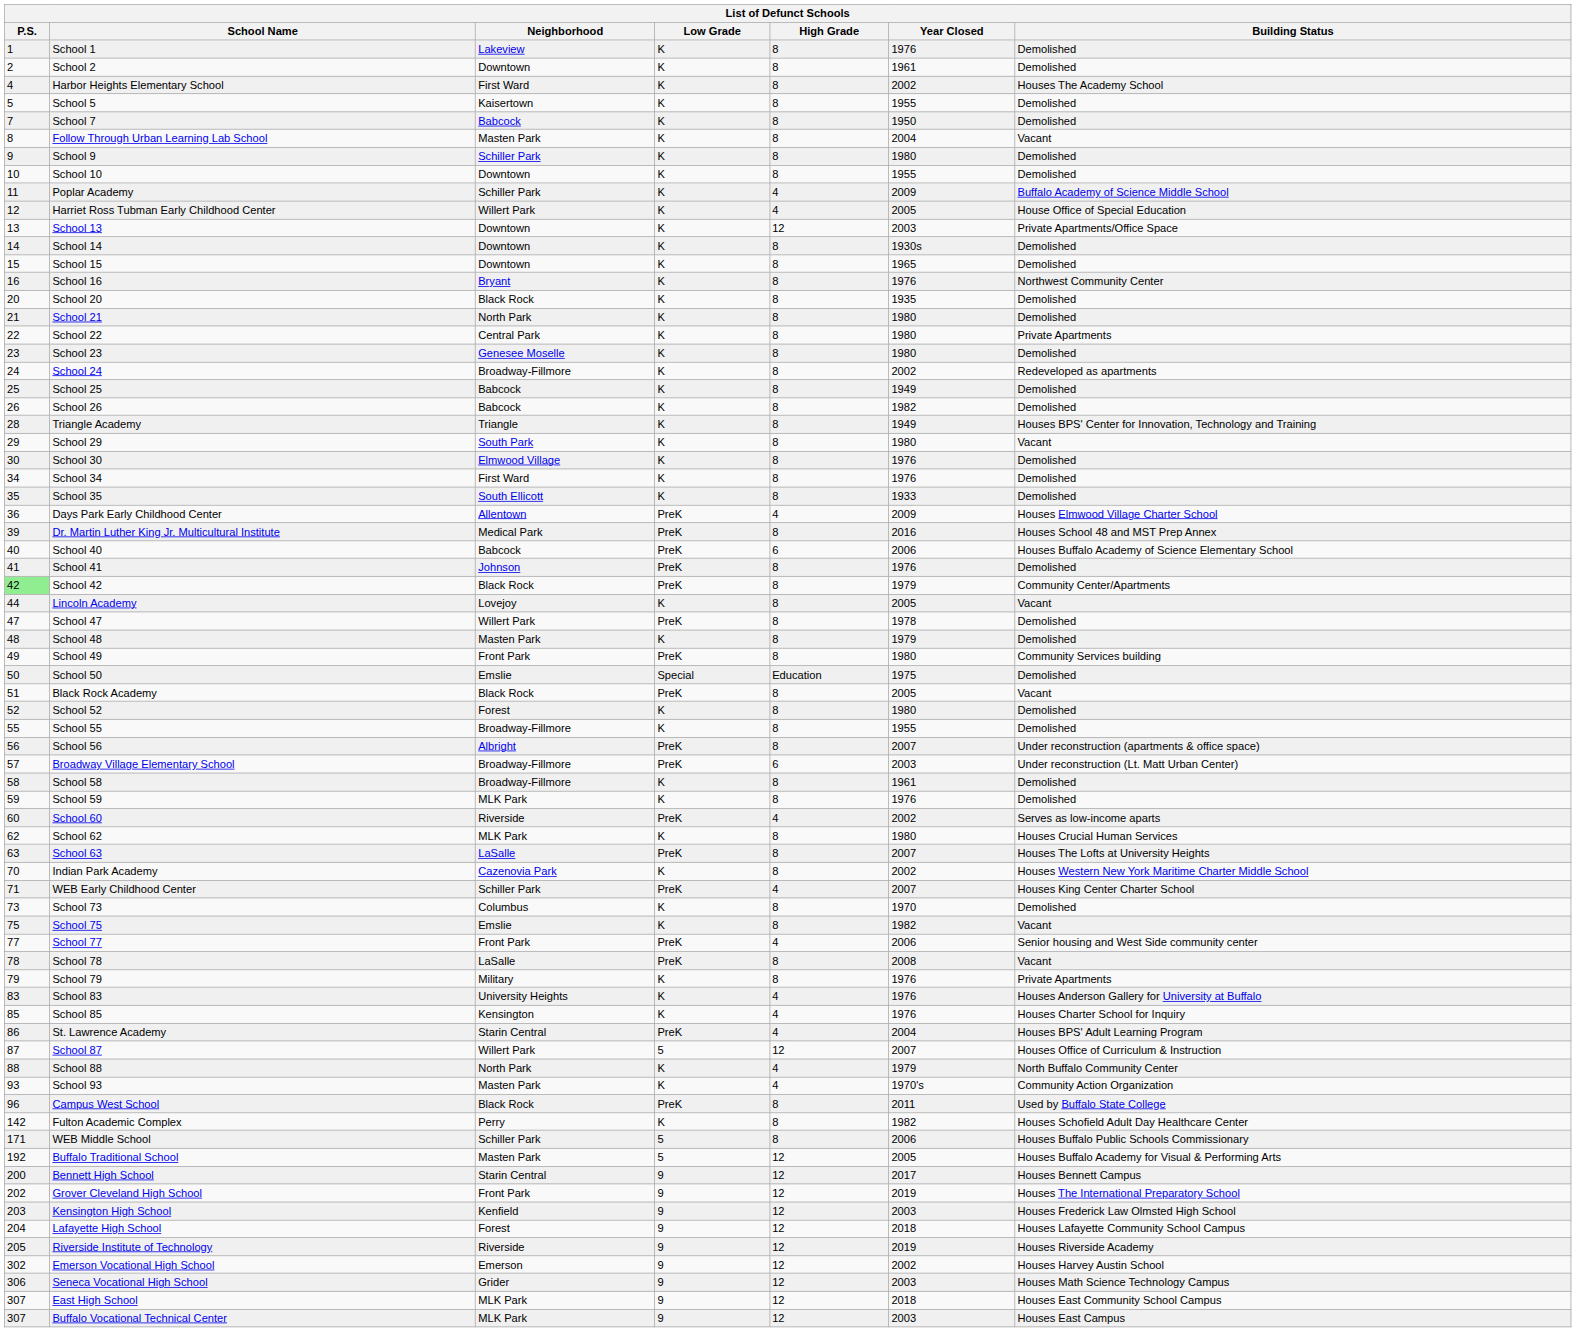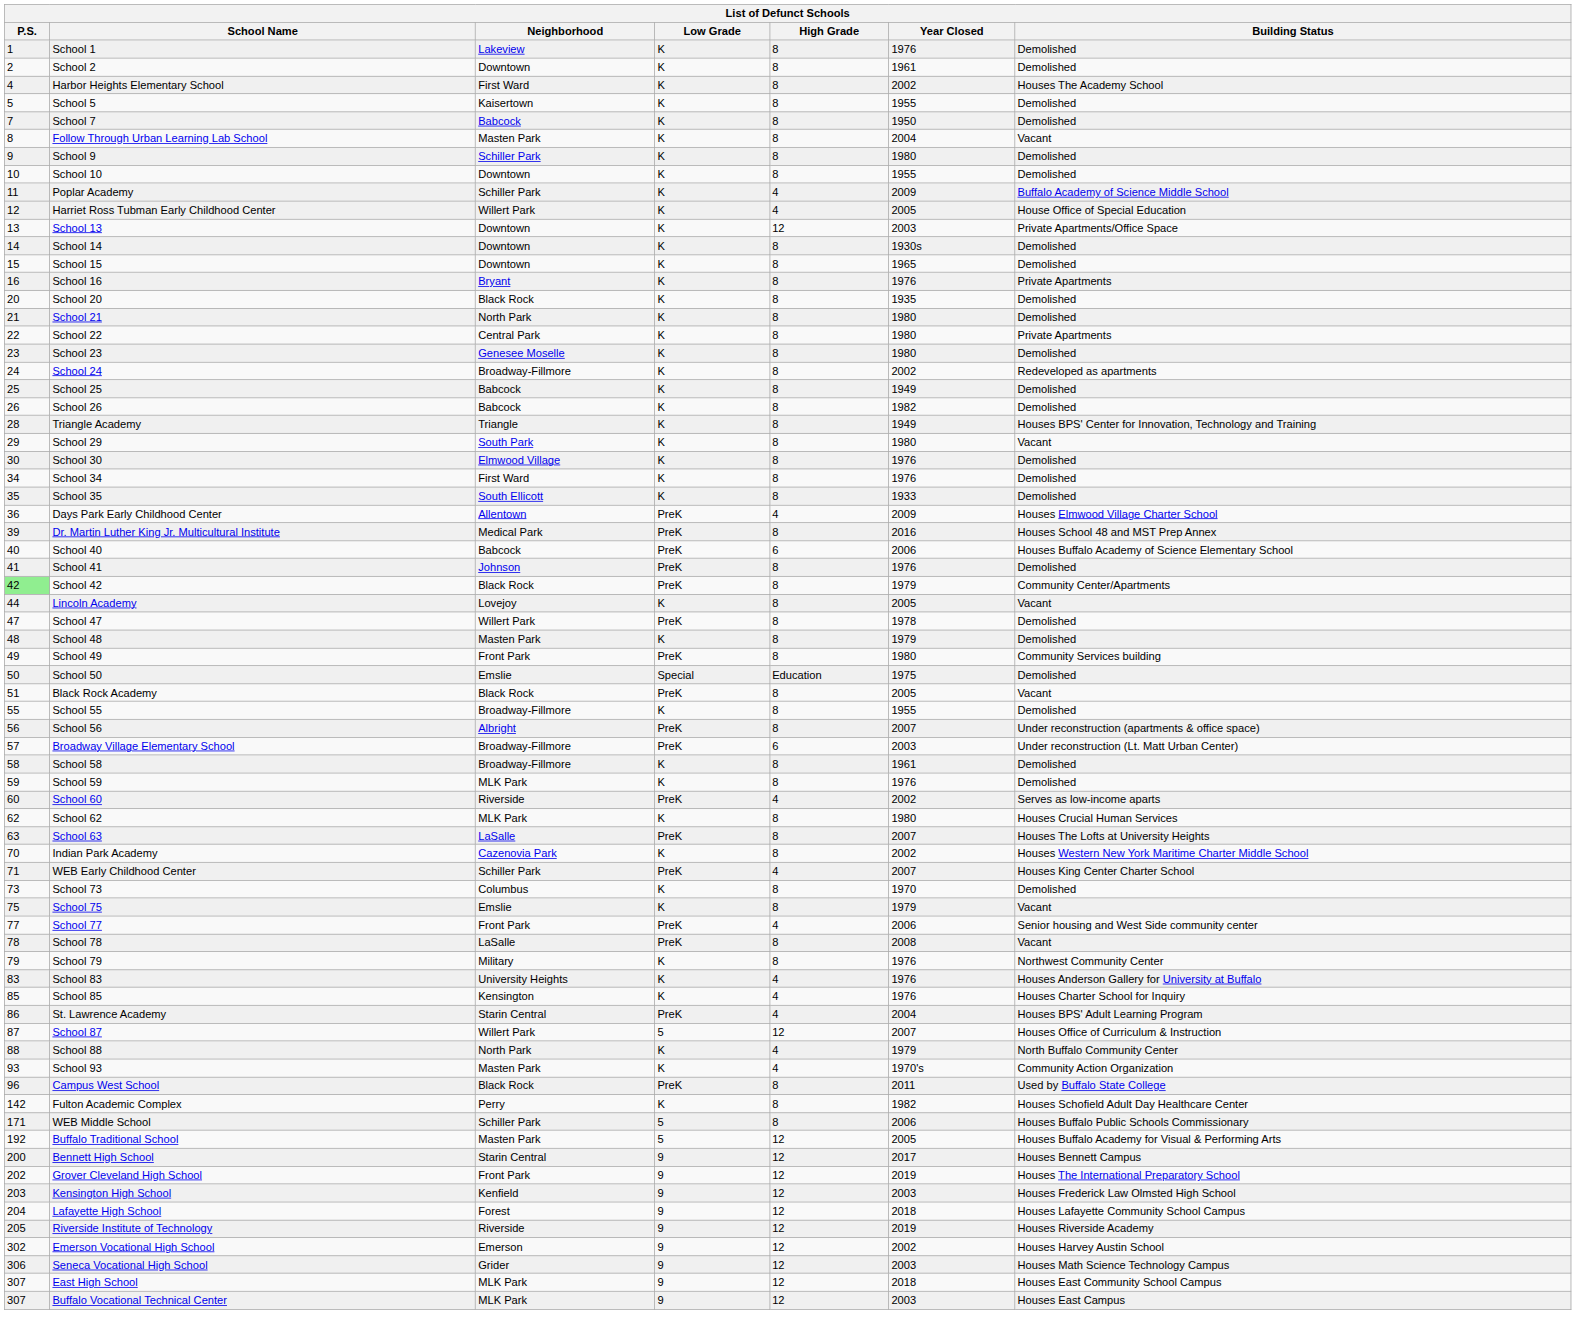(1090, 282) Northwest Community Center -> (1064, 282) Private Apartments
- row: (77, 710)
(904, 925) 1982 -> (904, 907) 1979
(1064, 979) Private Apartments -> (1090, 961) Northwest Community Center
